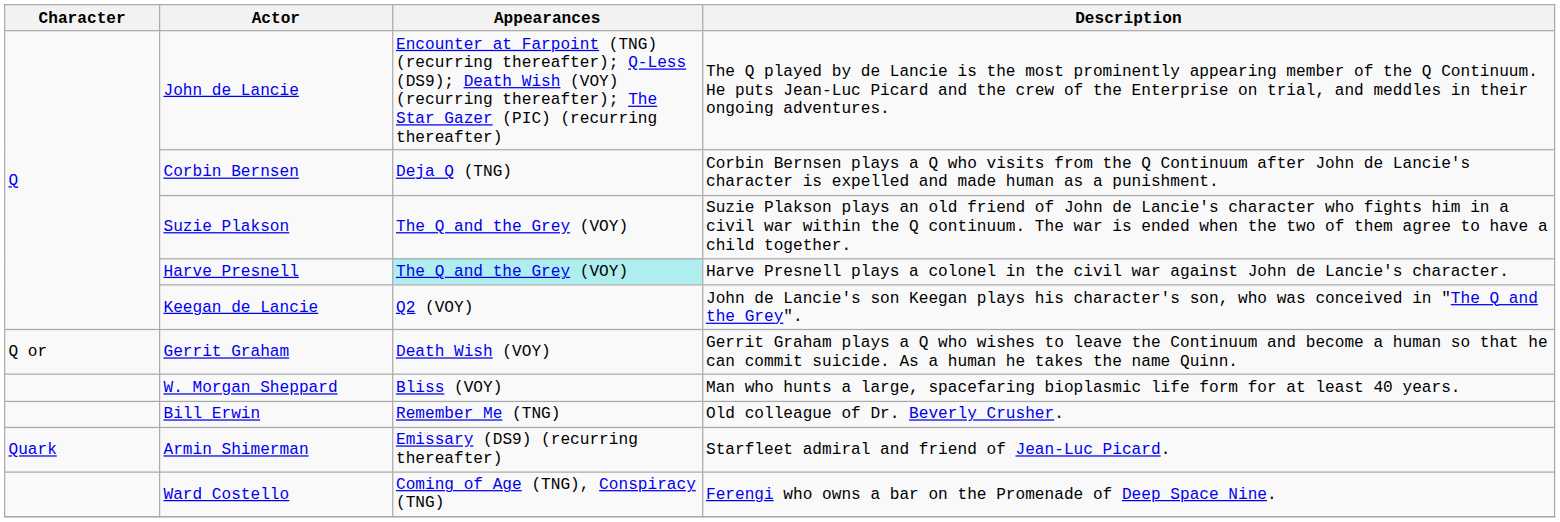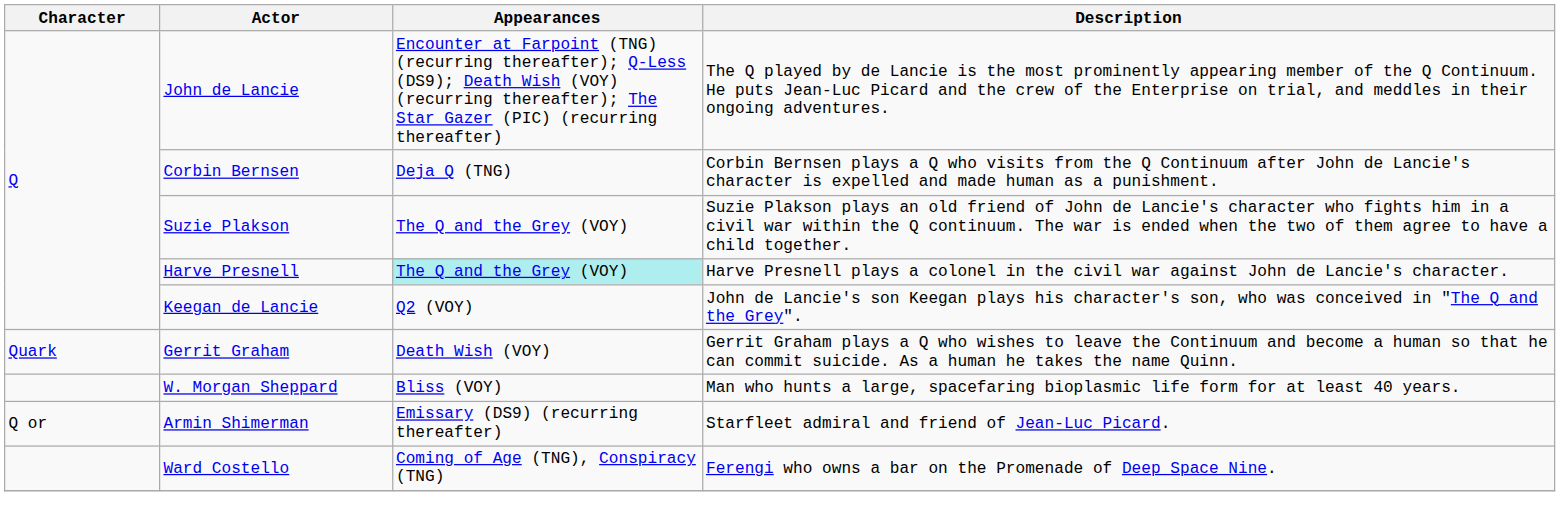(28, 352) Q or -> (33, 352) Quark
- row: (212, 414)
(33, 450) Quark -> (28, 423) Q or
